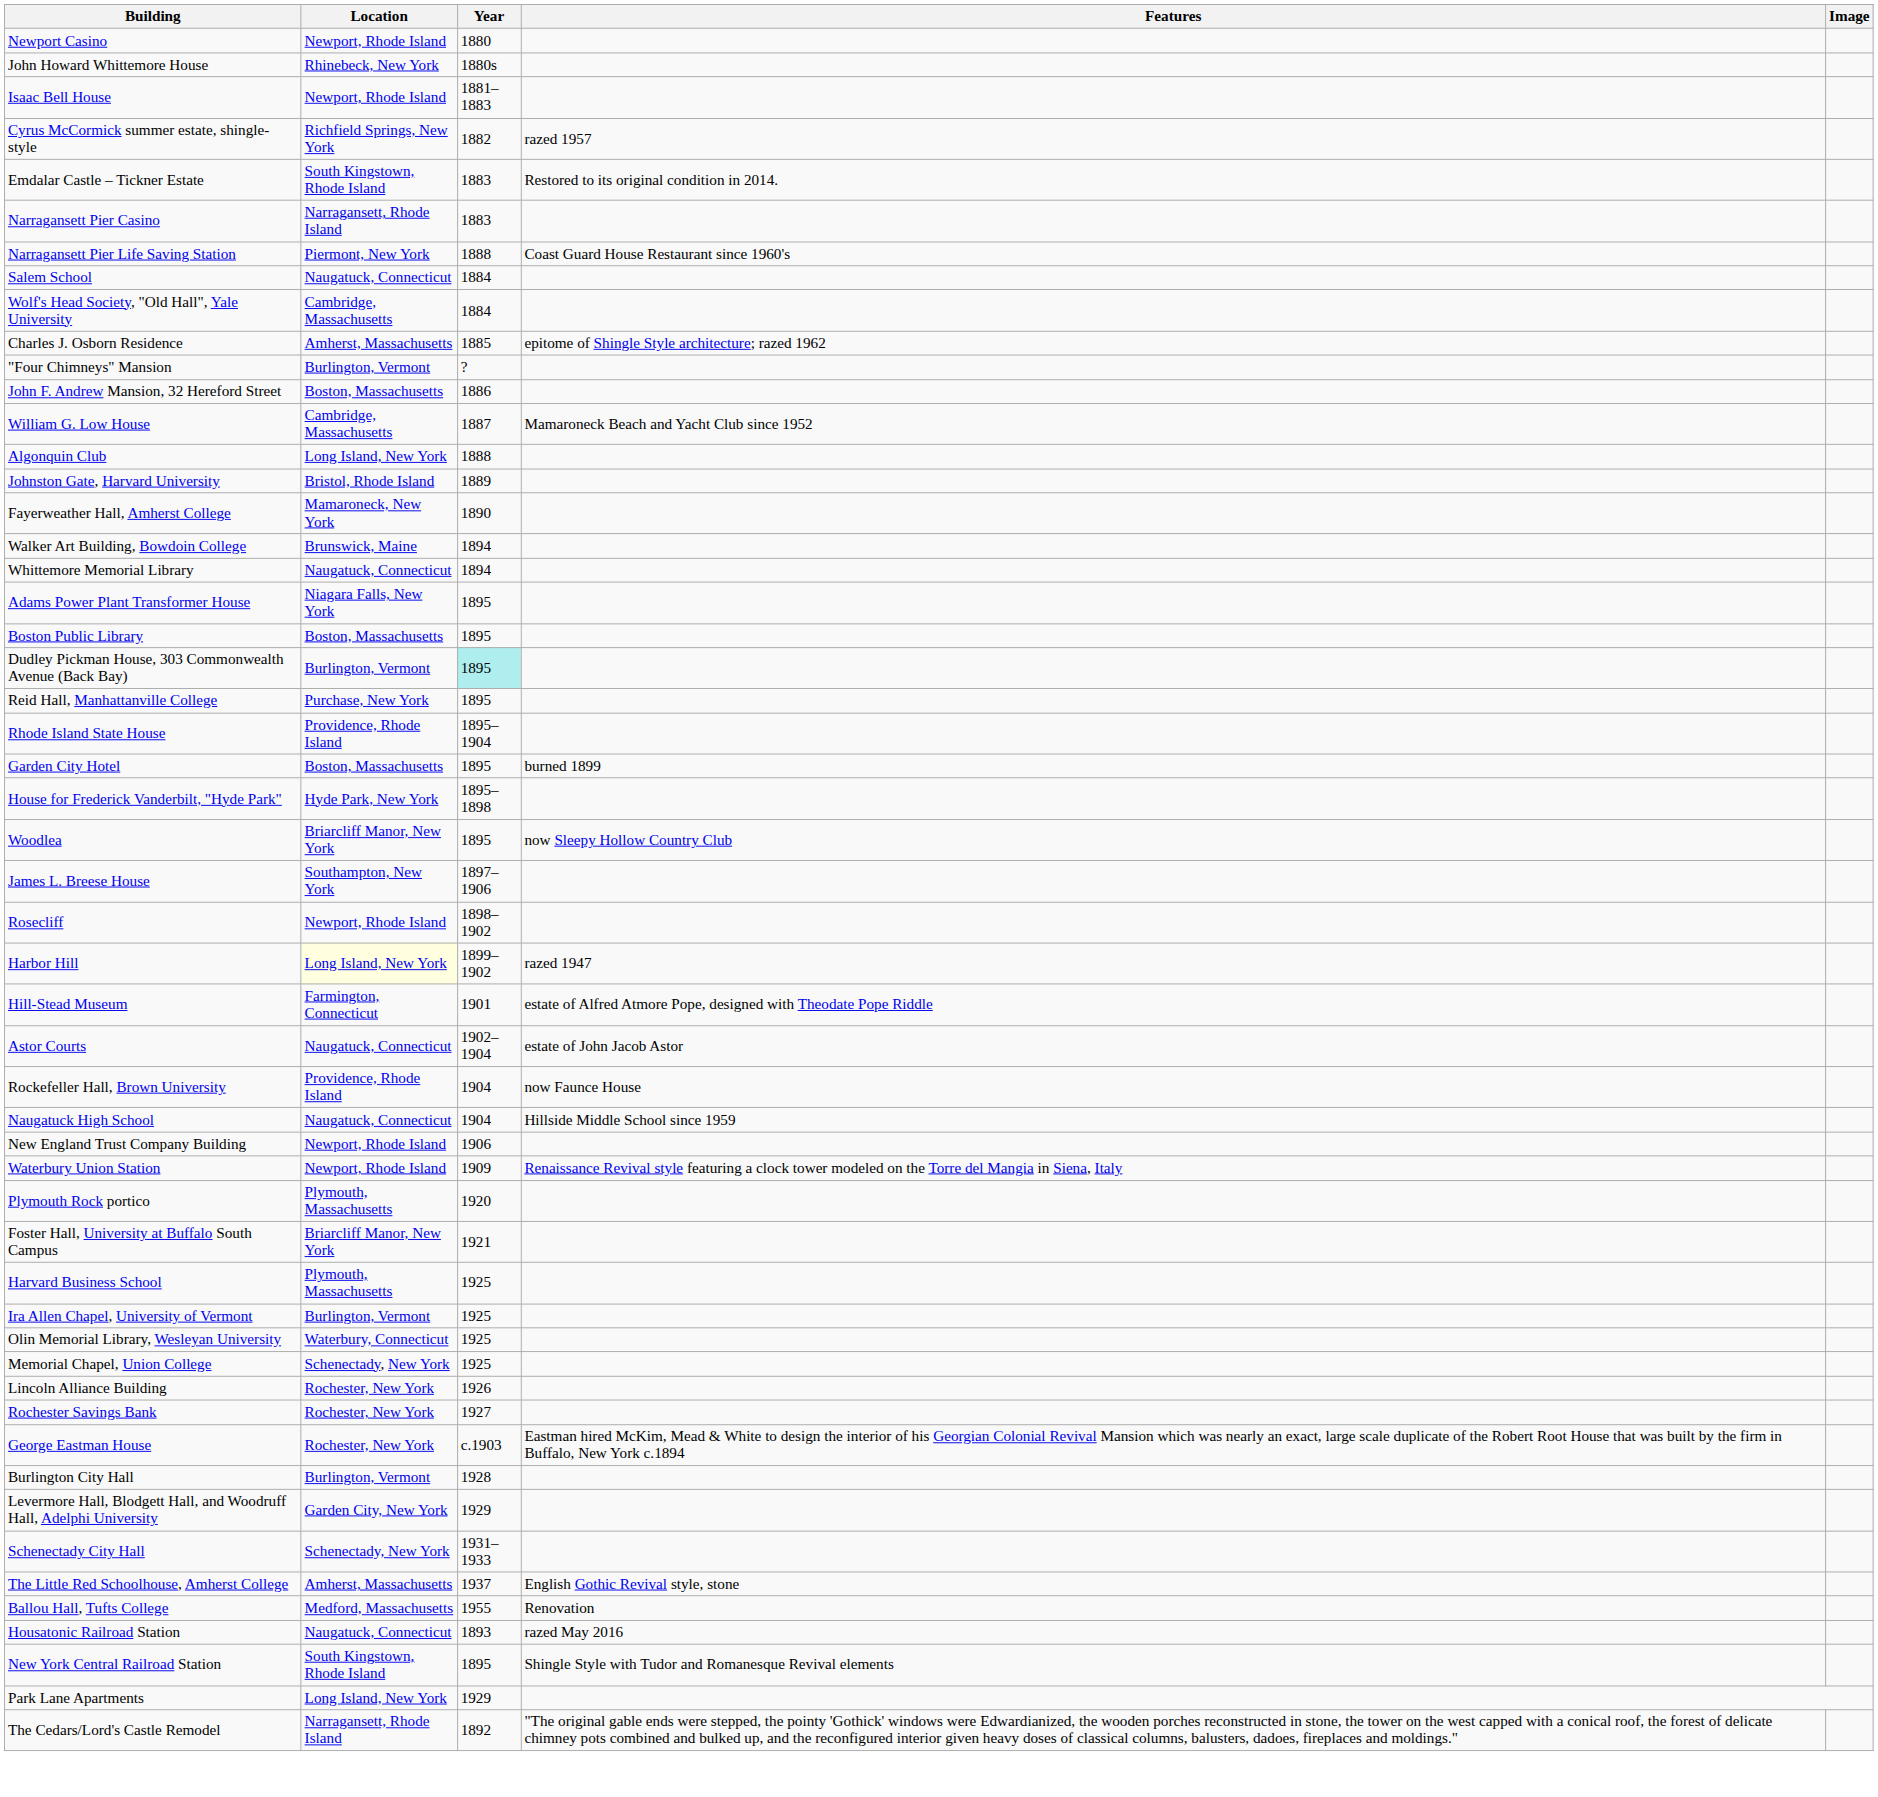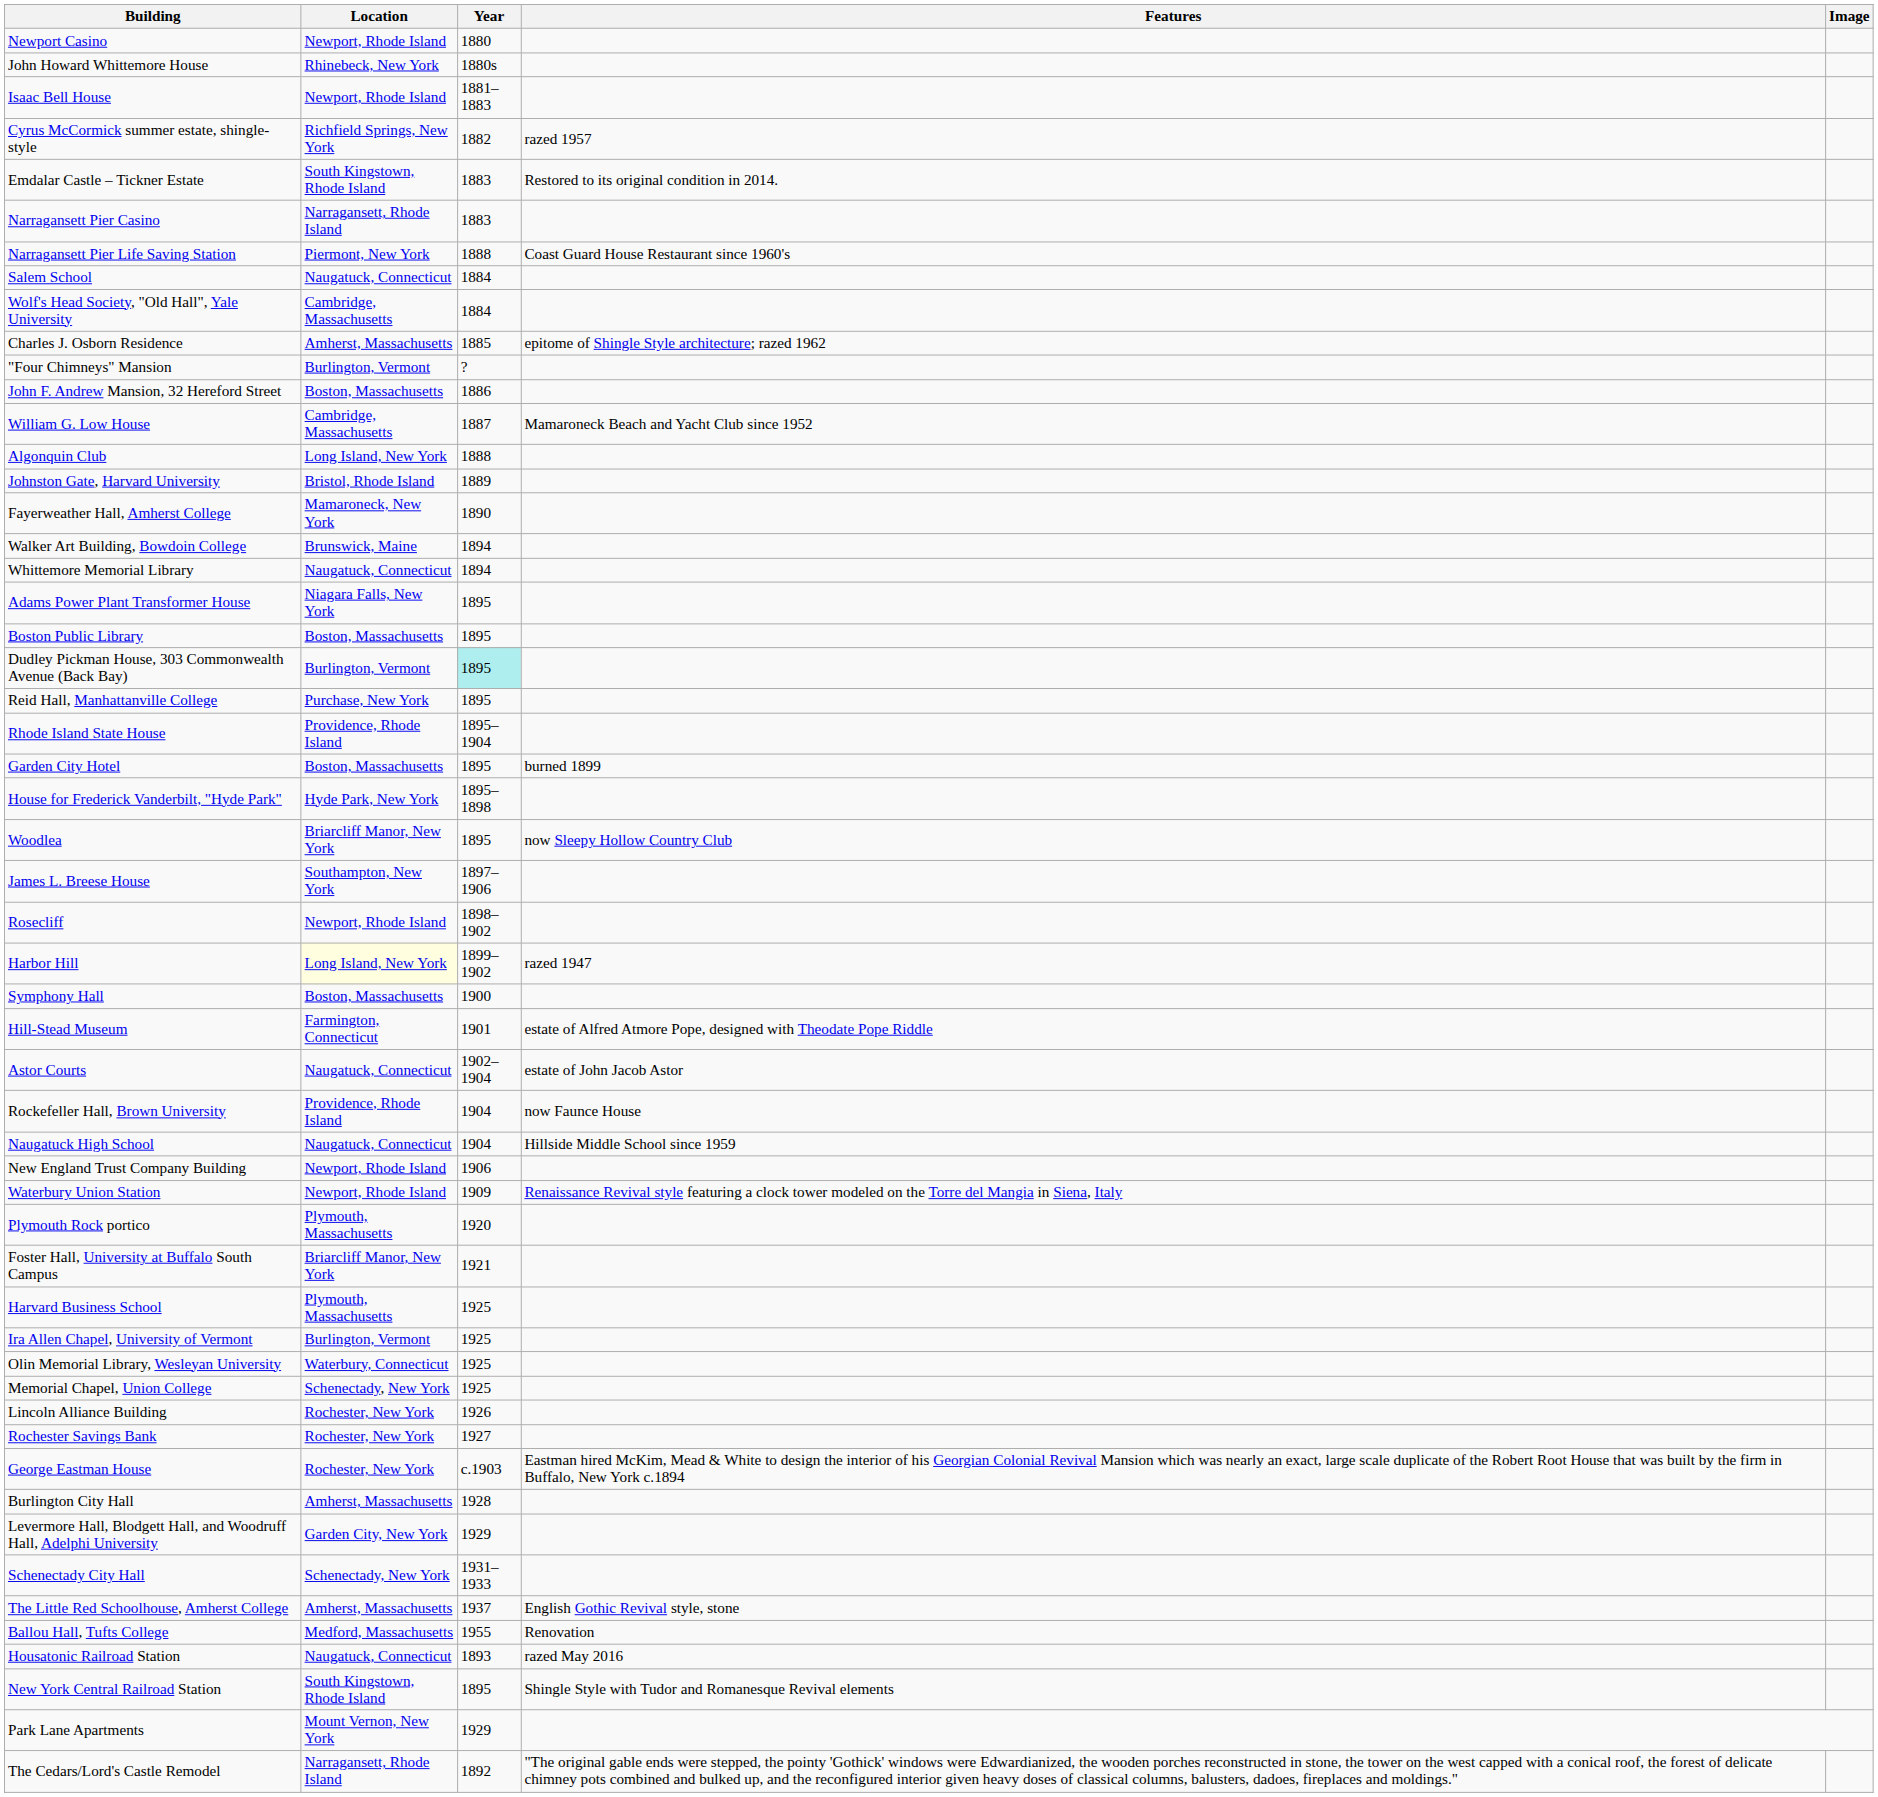+ row: (56, 996)
(367, 1477) Burlington, Vermont -> (378, 1501) Amherst, Massachusetts
(376, 1697) Long Island, New York -> (367, 1730) Mount Vernon, New York
